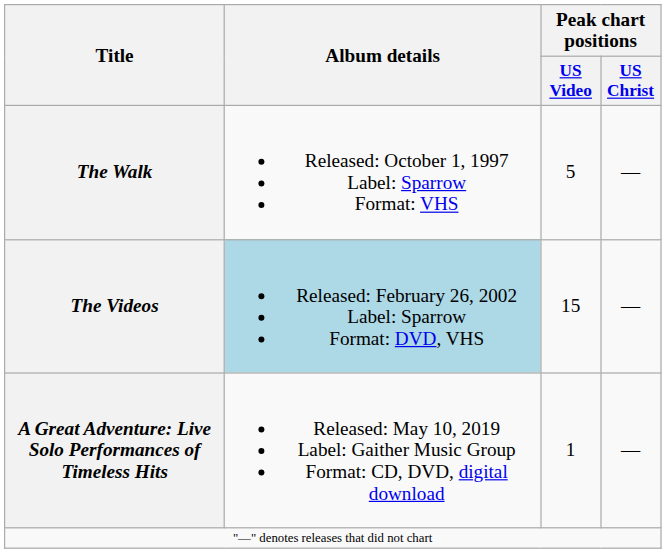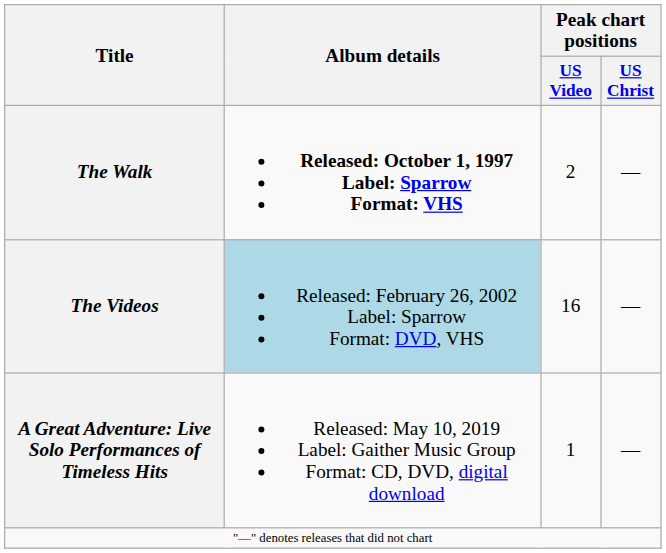(383, 183) normal -> (383, 183) bold
(571, 172) 5 -> (571, 172) 2
(571, 305) 15 -> (571, 305) 16
